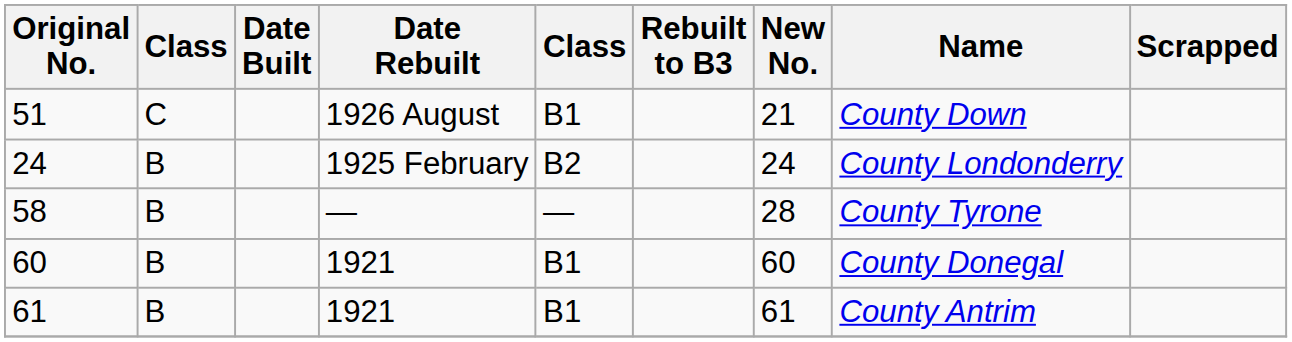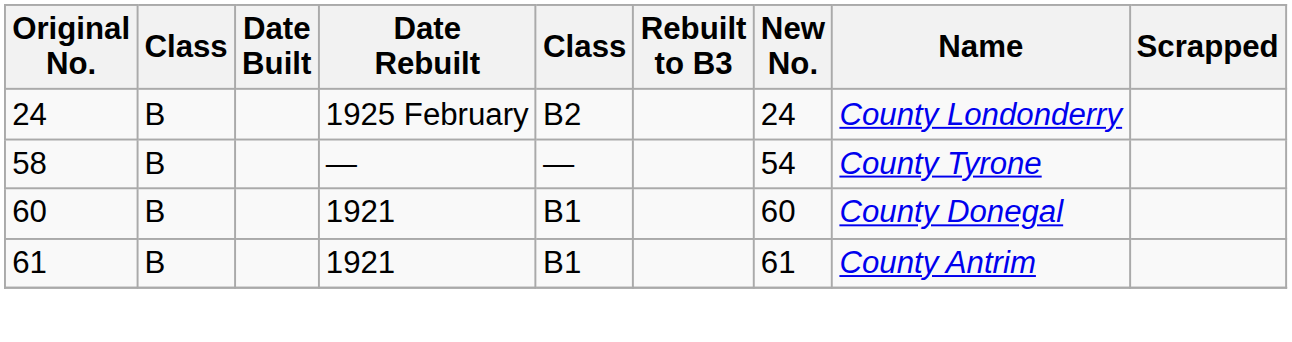- row: (30, 113)
(778, 212) 28 -> (778, 163) 54
